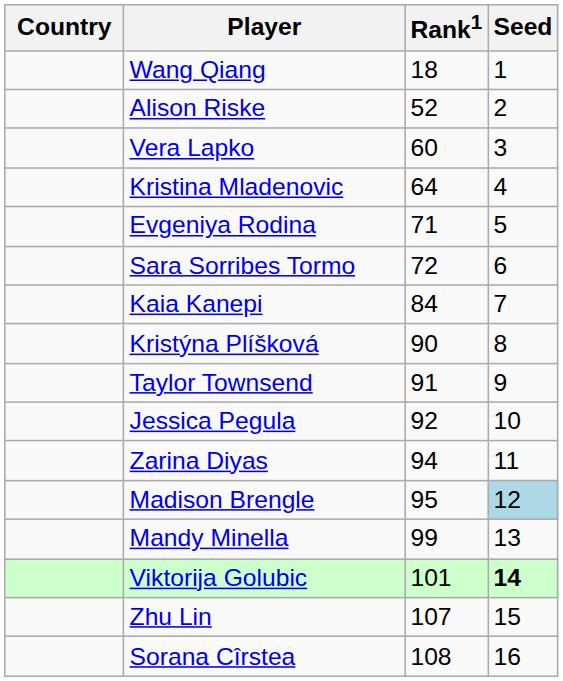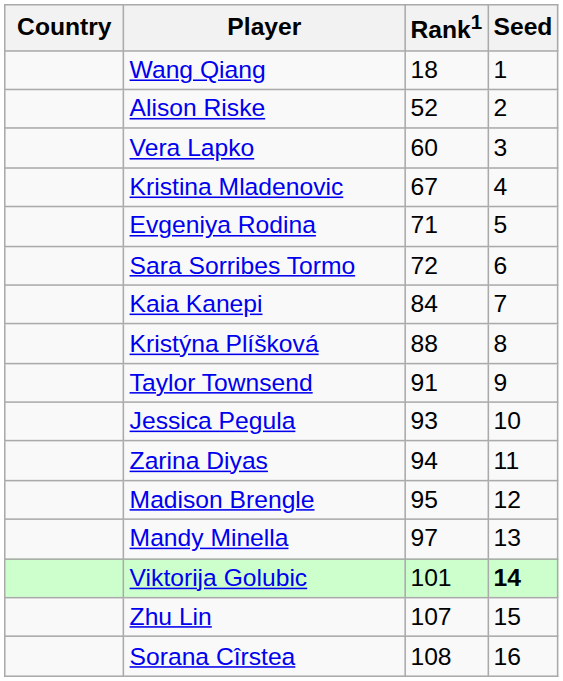(424, 187) 64 -> (424, 187) 67
(424, 343) 90 -> (424, 343) 88
(424, 421) 92 -> (424, 421) 93
(507, 499) lightblue background -> (507, 499) no background
(424, 538) 99 -> (424, 538) 97
